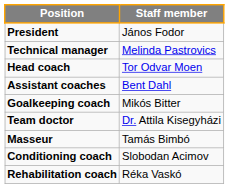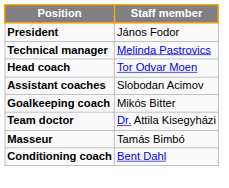(147, 85) Bent Dahl -> (160, 85) Slobodan Acimov
(165, 156) Slobodan Acimov -> (142, 156) Bent Dahl
- row: (62, 174)
